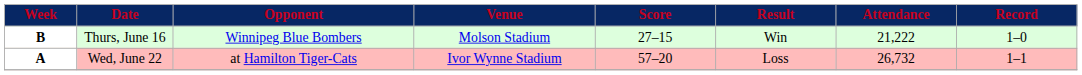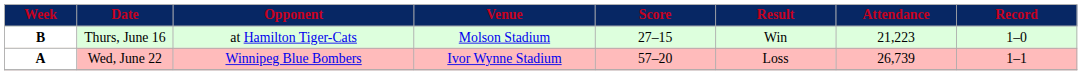(294, 37) Winnipeg Blue Bombers -> (294, 37) at Hamilton Tiger-Cats
(896, 37) 21,222 -> (896, 37) 21,223
(294, 59) at Hamilton Tiger-Cats -> (294, 59) Winnipeg Blue Bombers
(896, 59) 26,732 -> (896, 59) 26,739
